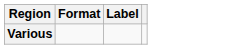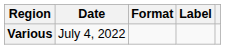+ column: (92, 14)
